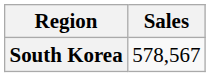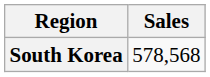(166, 54) 578,567 -> (166, 54) 578,568
